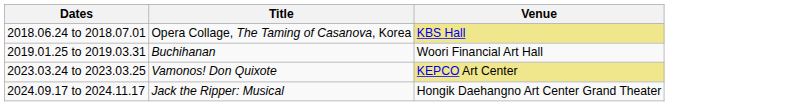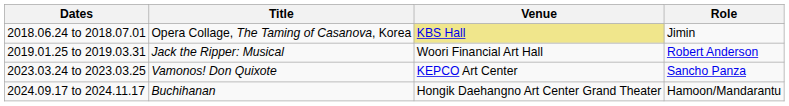+ column: (724, 14)
(184, 52) Buchihanan -> (218, 52) Jack the Ripper: Musical
(467, 71) khaki background -> (467, 71) no background
(218, 91) Jack the Ripper: Musical -> (184, 91) Buchihanan
